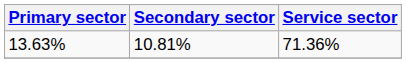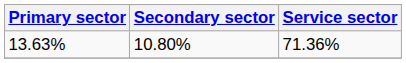(162, 44) 10.81% -> (162, 44) 10.80%
